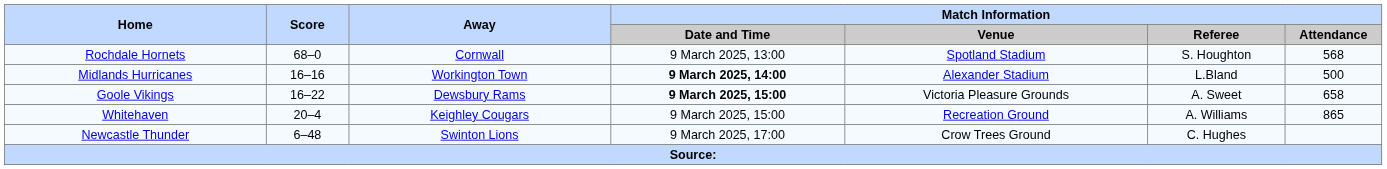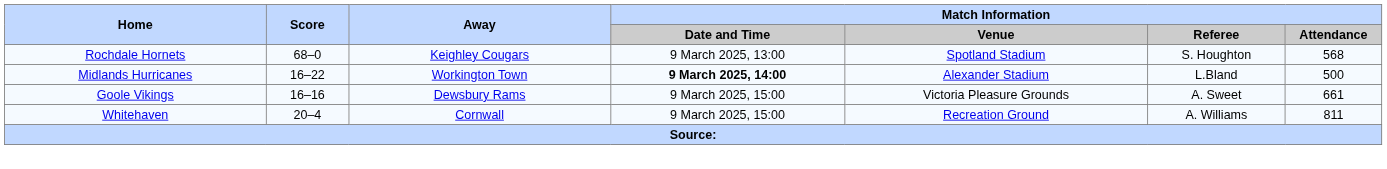(480, 54) Cornwall -> (480, 54) Keighley Cougars
(307, 74) 16–16 -> (307, 74) 16–22
(307, 94) 16–22 -> (307, 94) 16–16
(727, 94) bold -> (727, 94) normal
(1333, 94) 658 -> (1333, 94) 661
(480, 114) Keighley Cougars -> (480, 114) Cornwall
(1333, 114) 865 -> (1333, 114) 811
- row: (135, 134)
